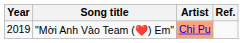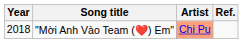(19, 29) 2019 -> (19, 29) 2018
